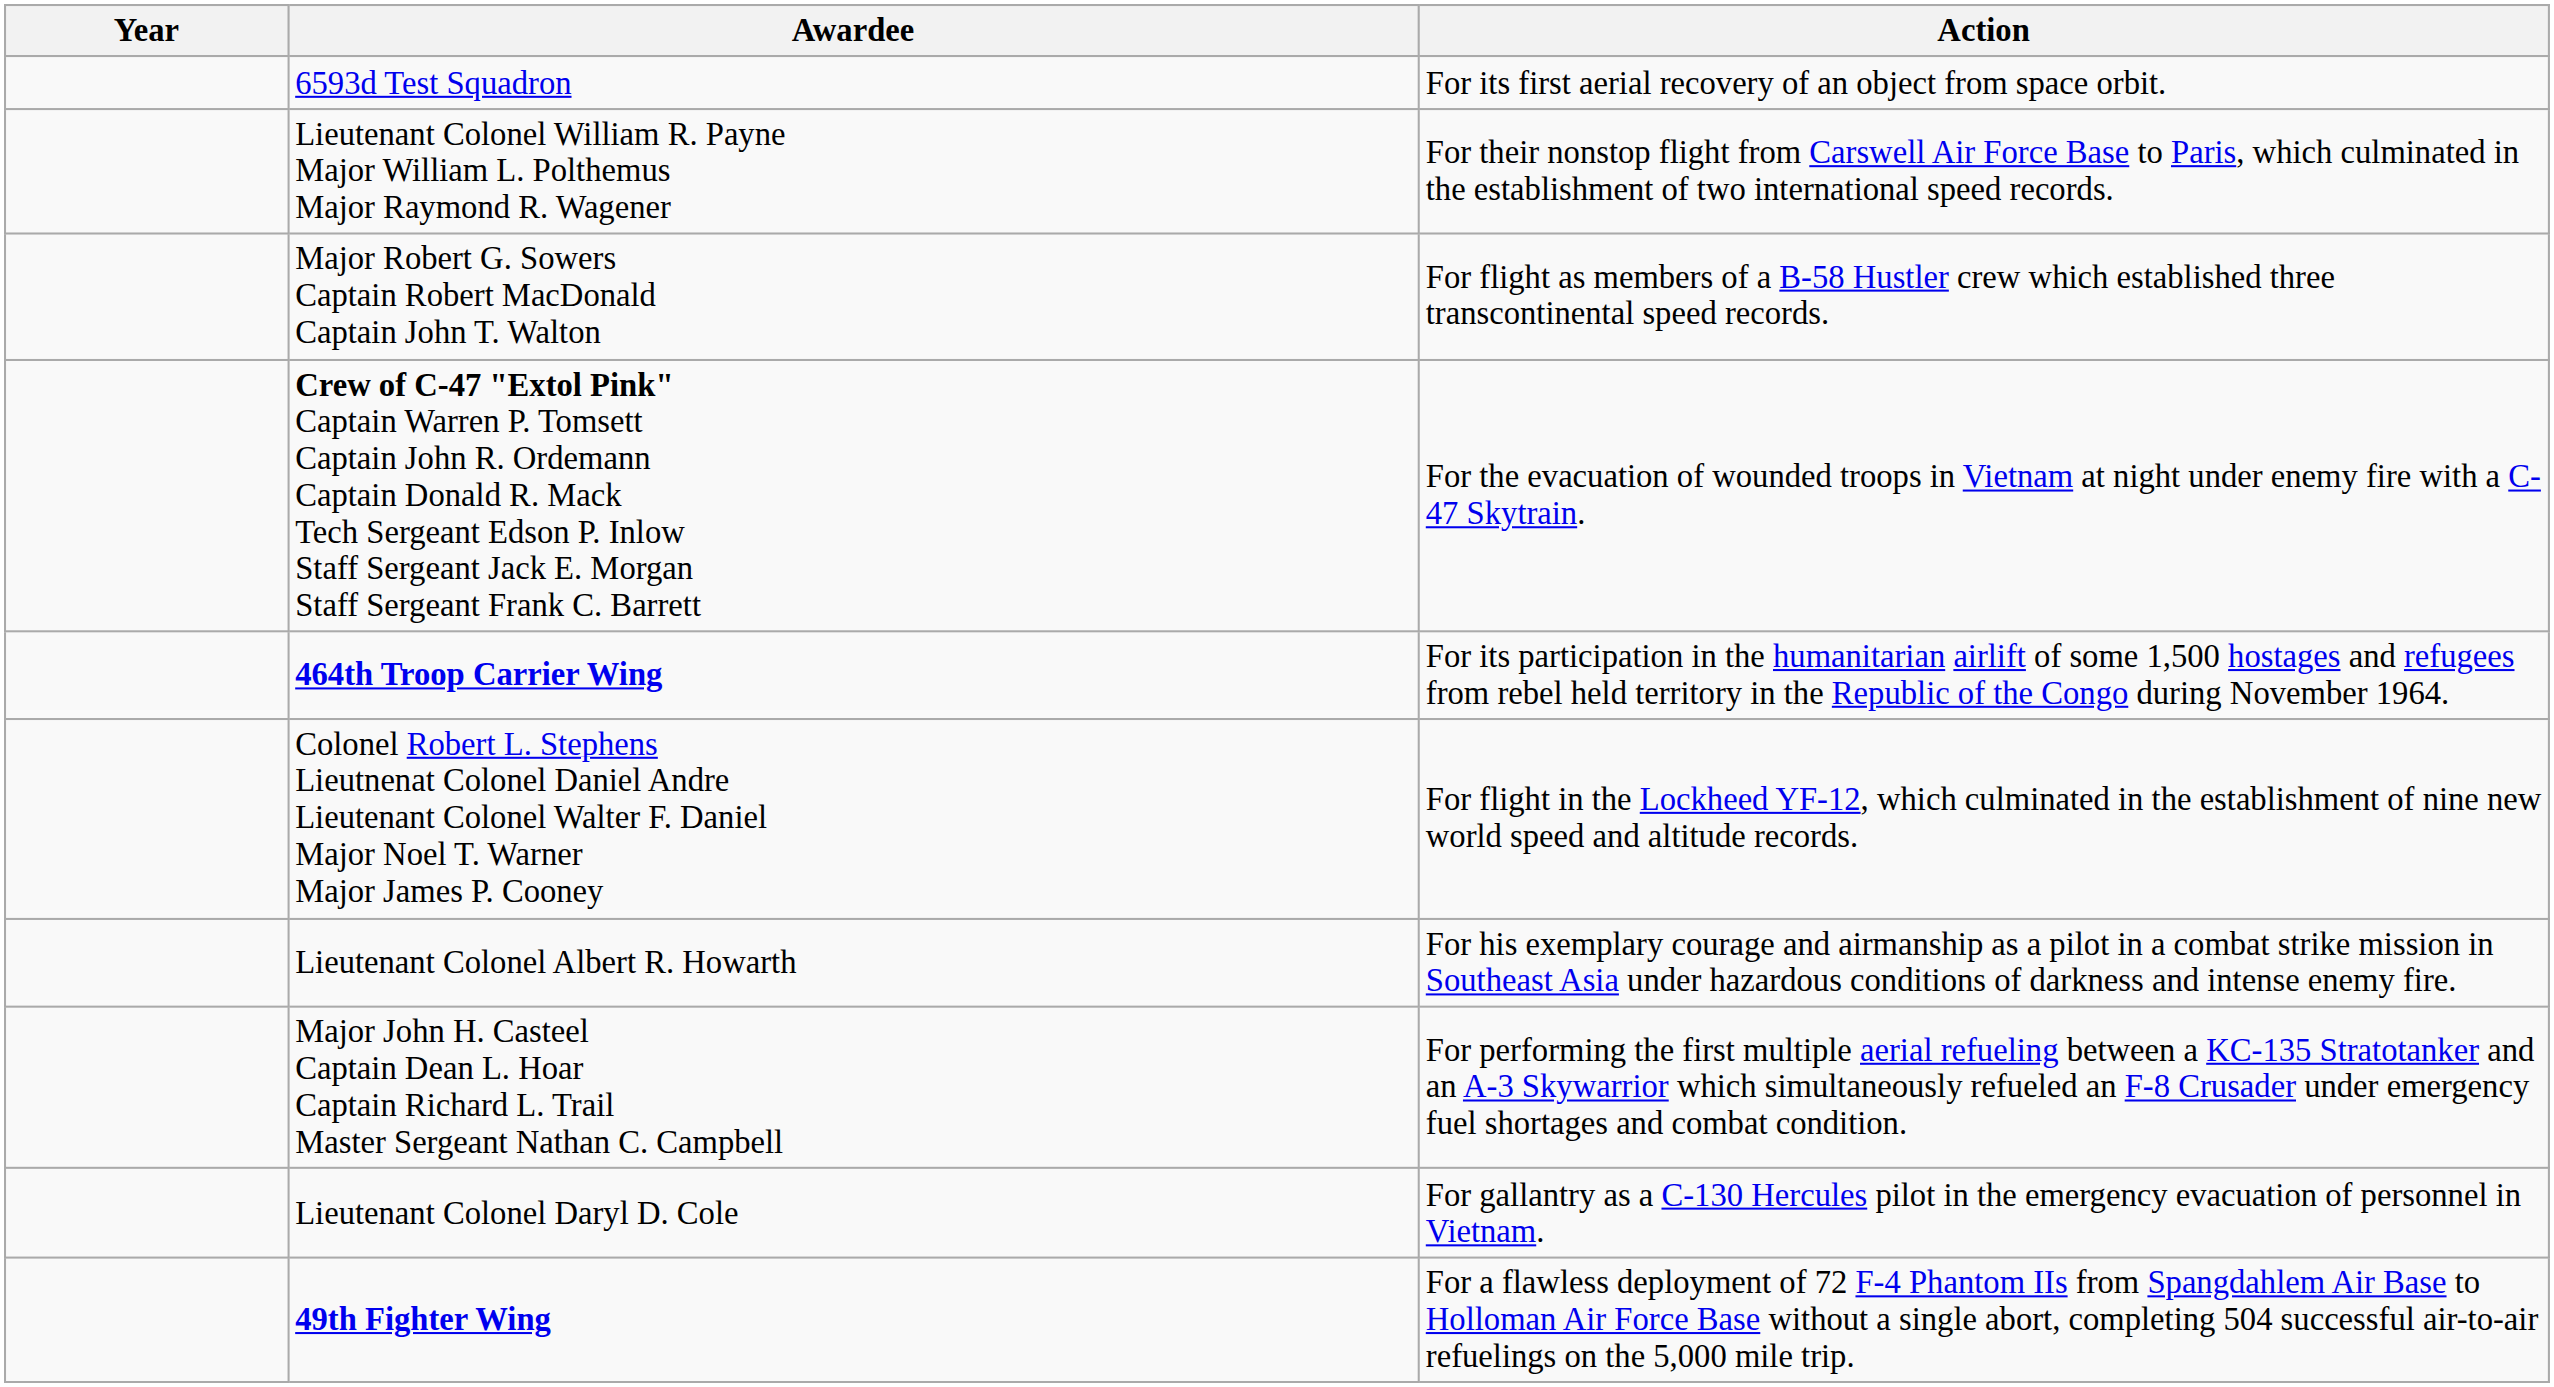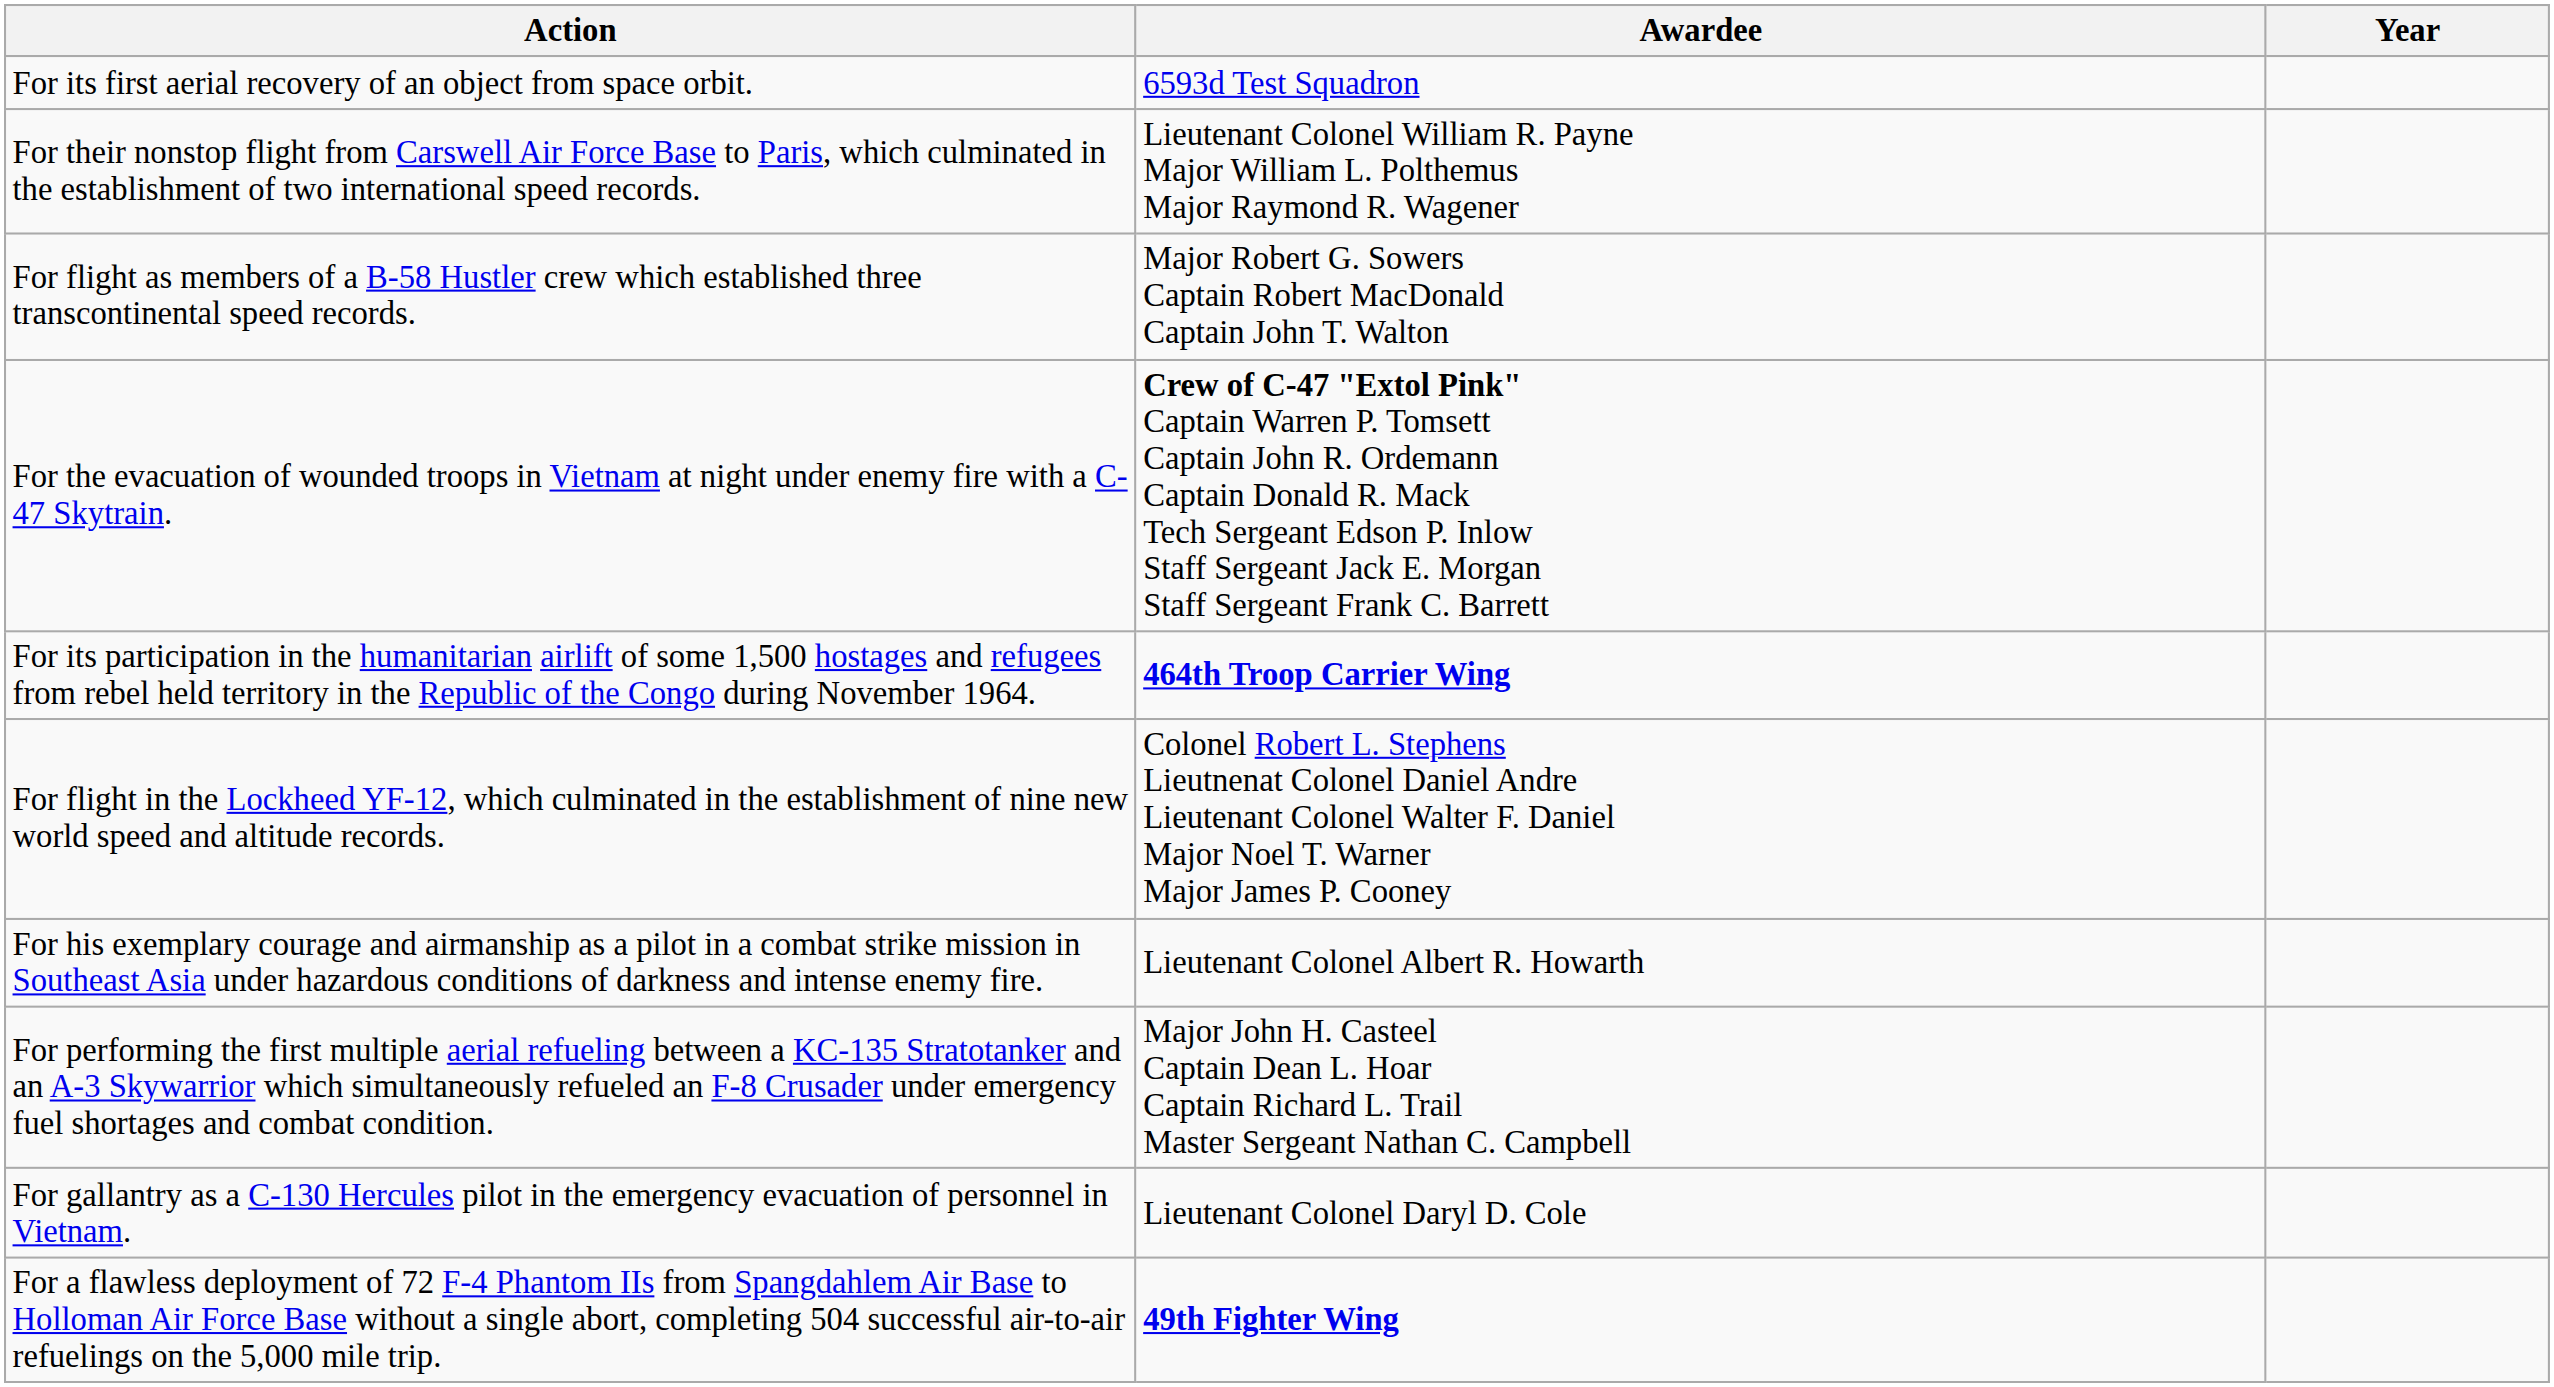columns swapped: (146, 30) <-> (1984, 30)
